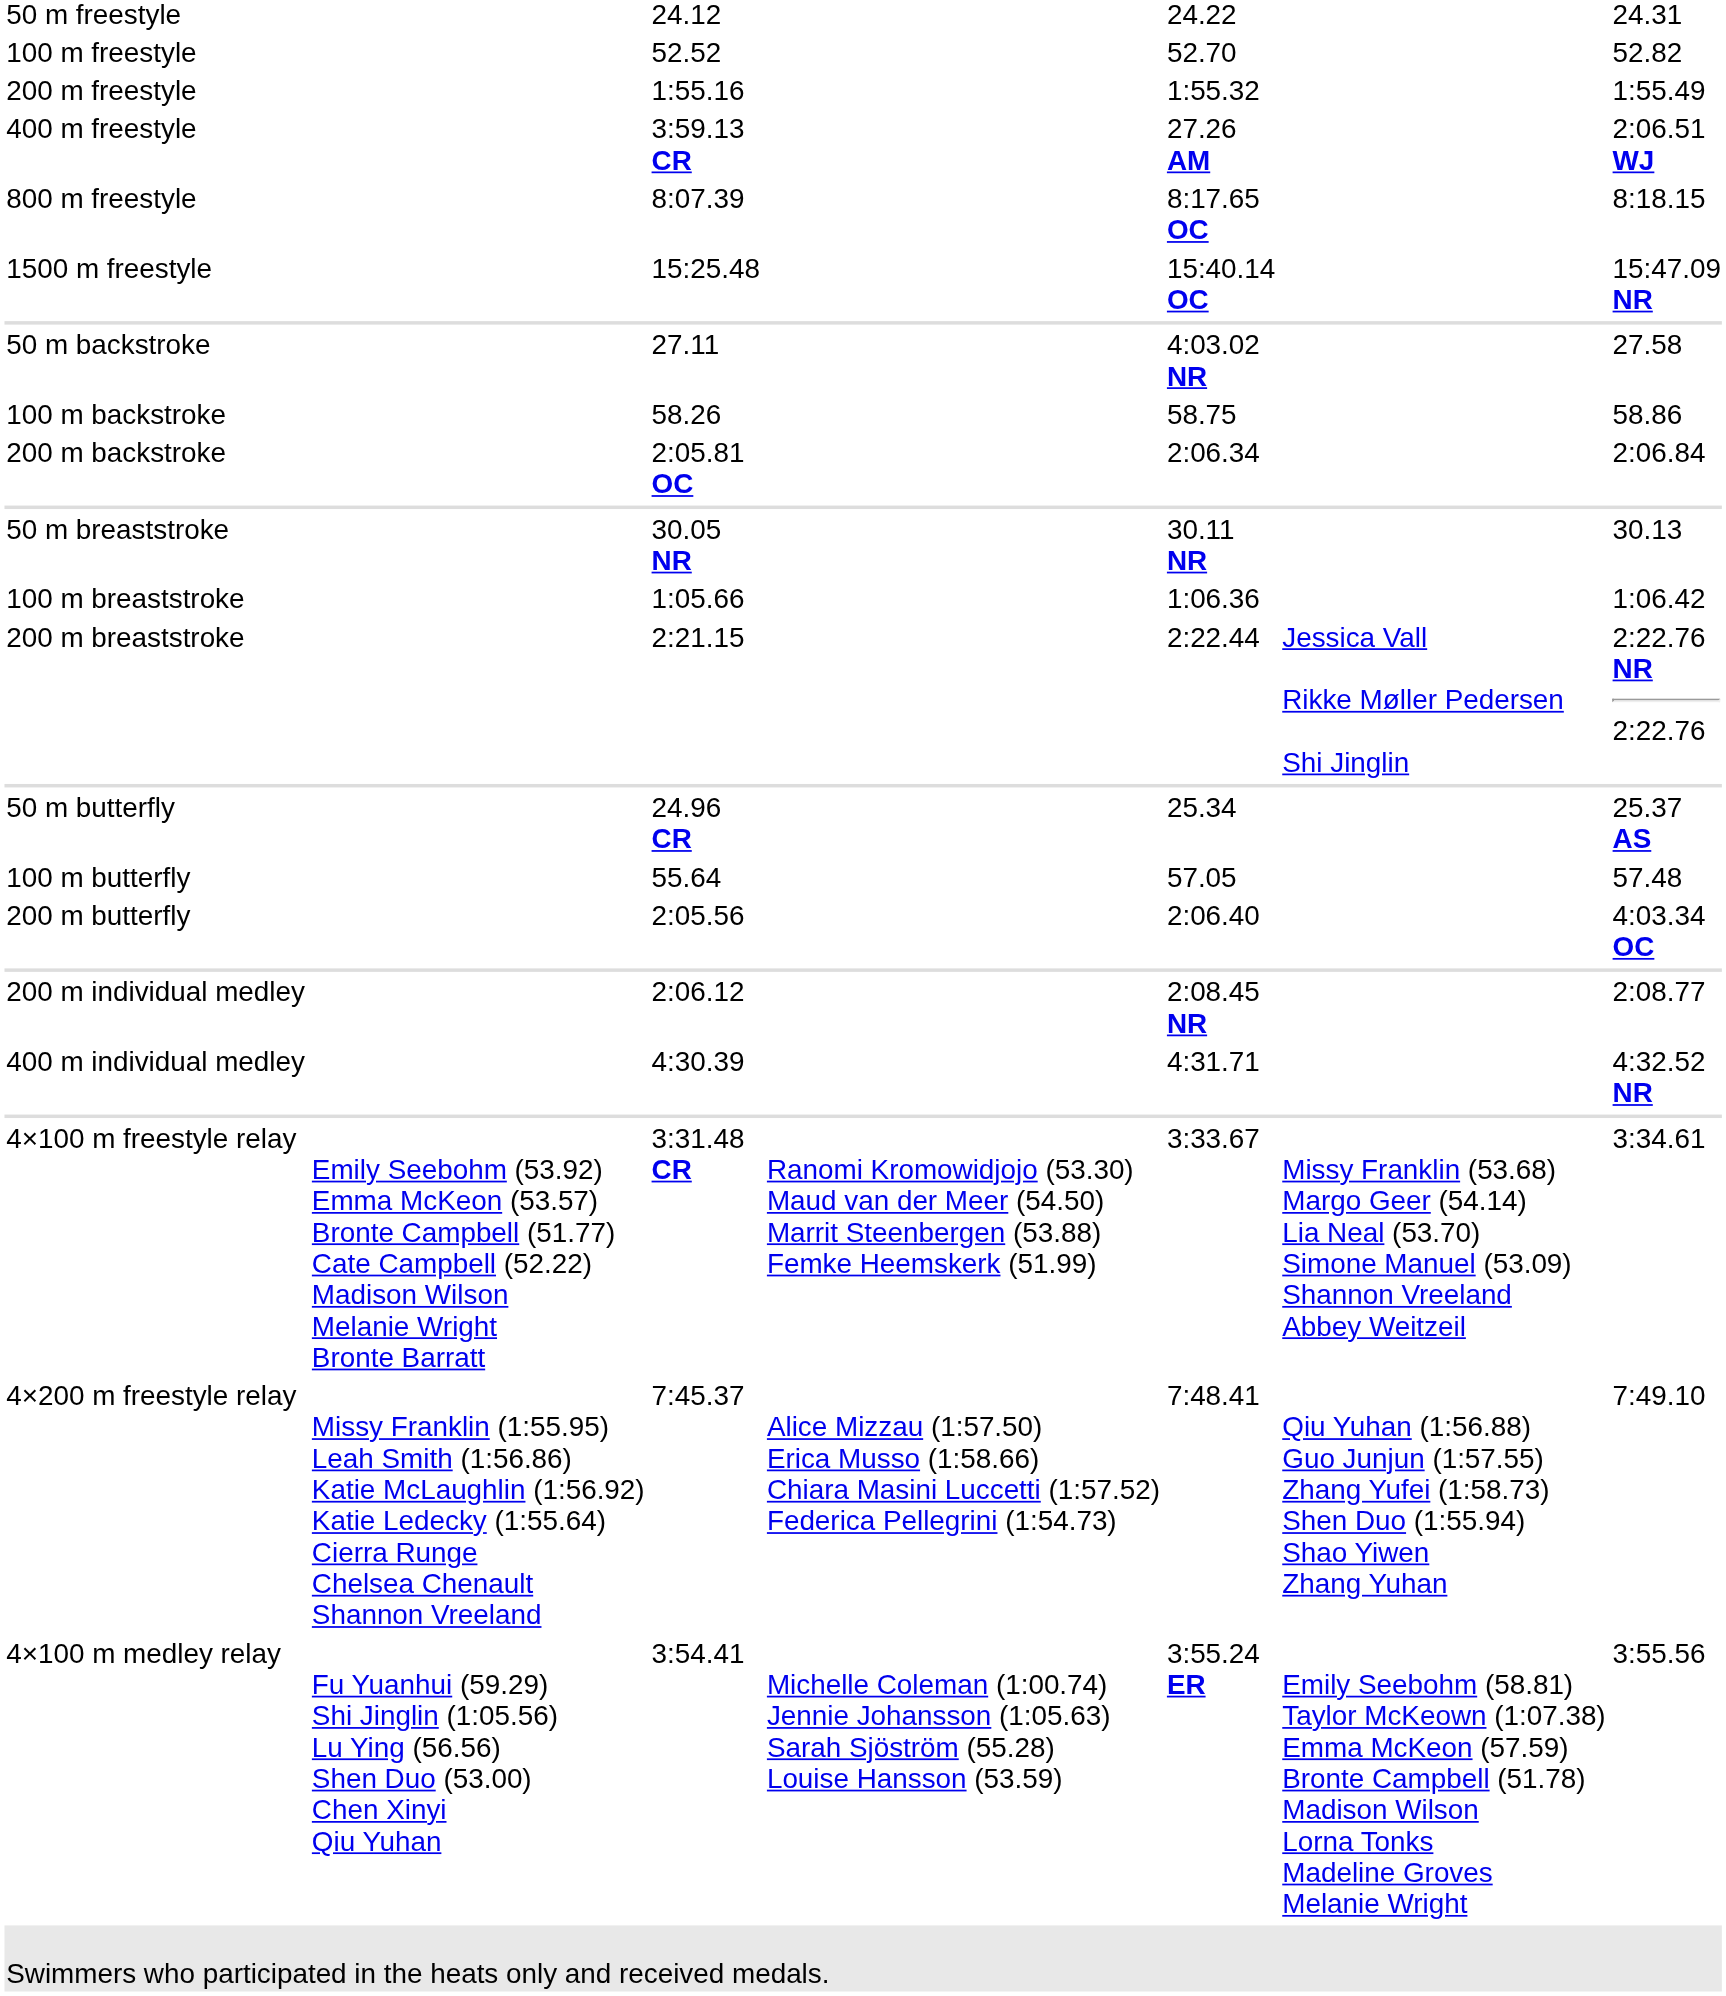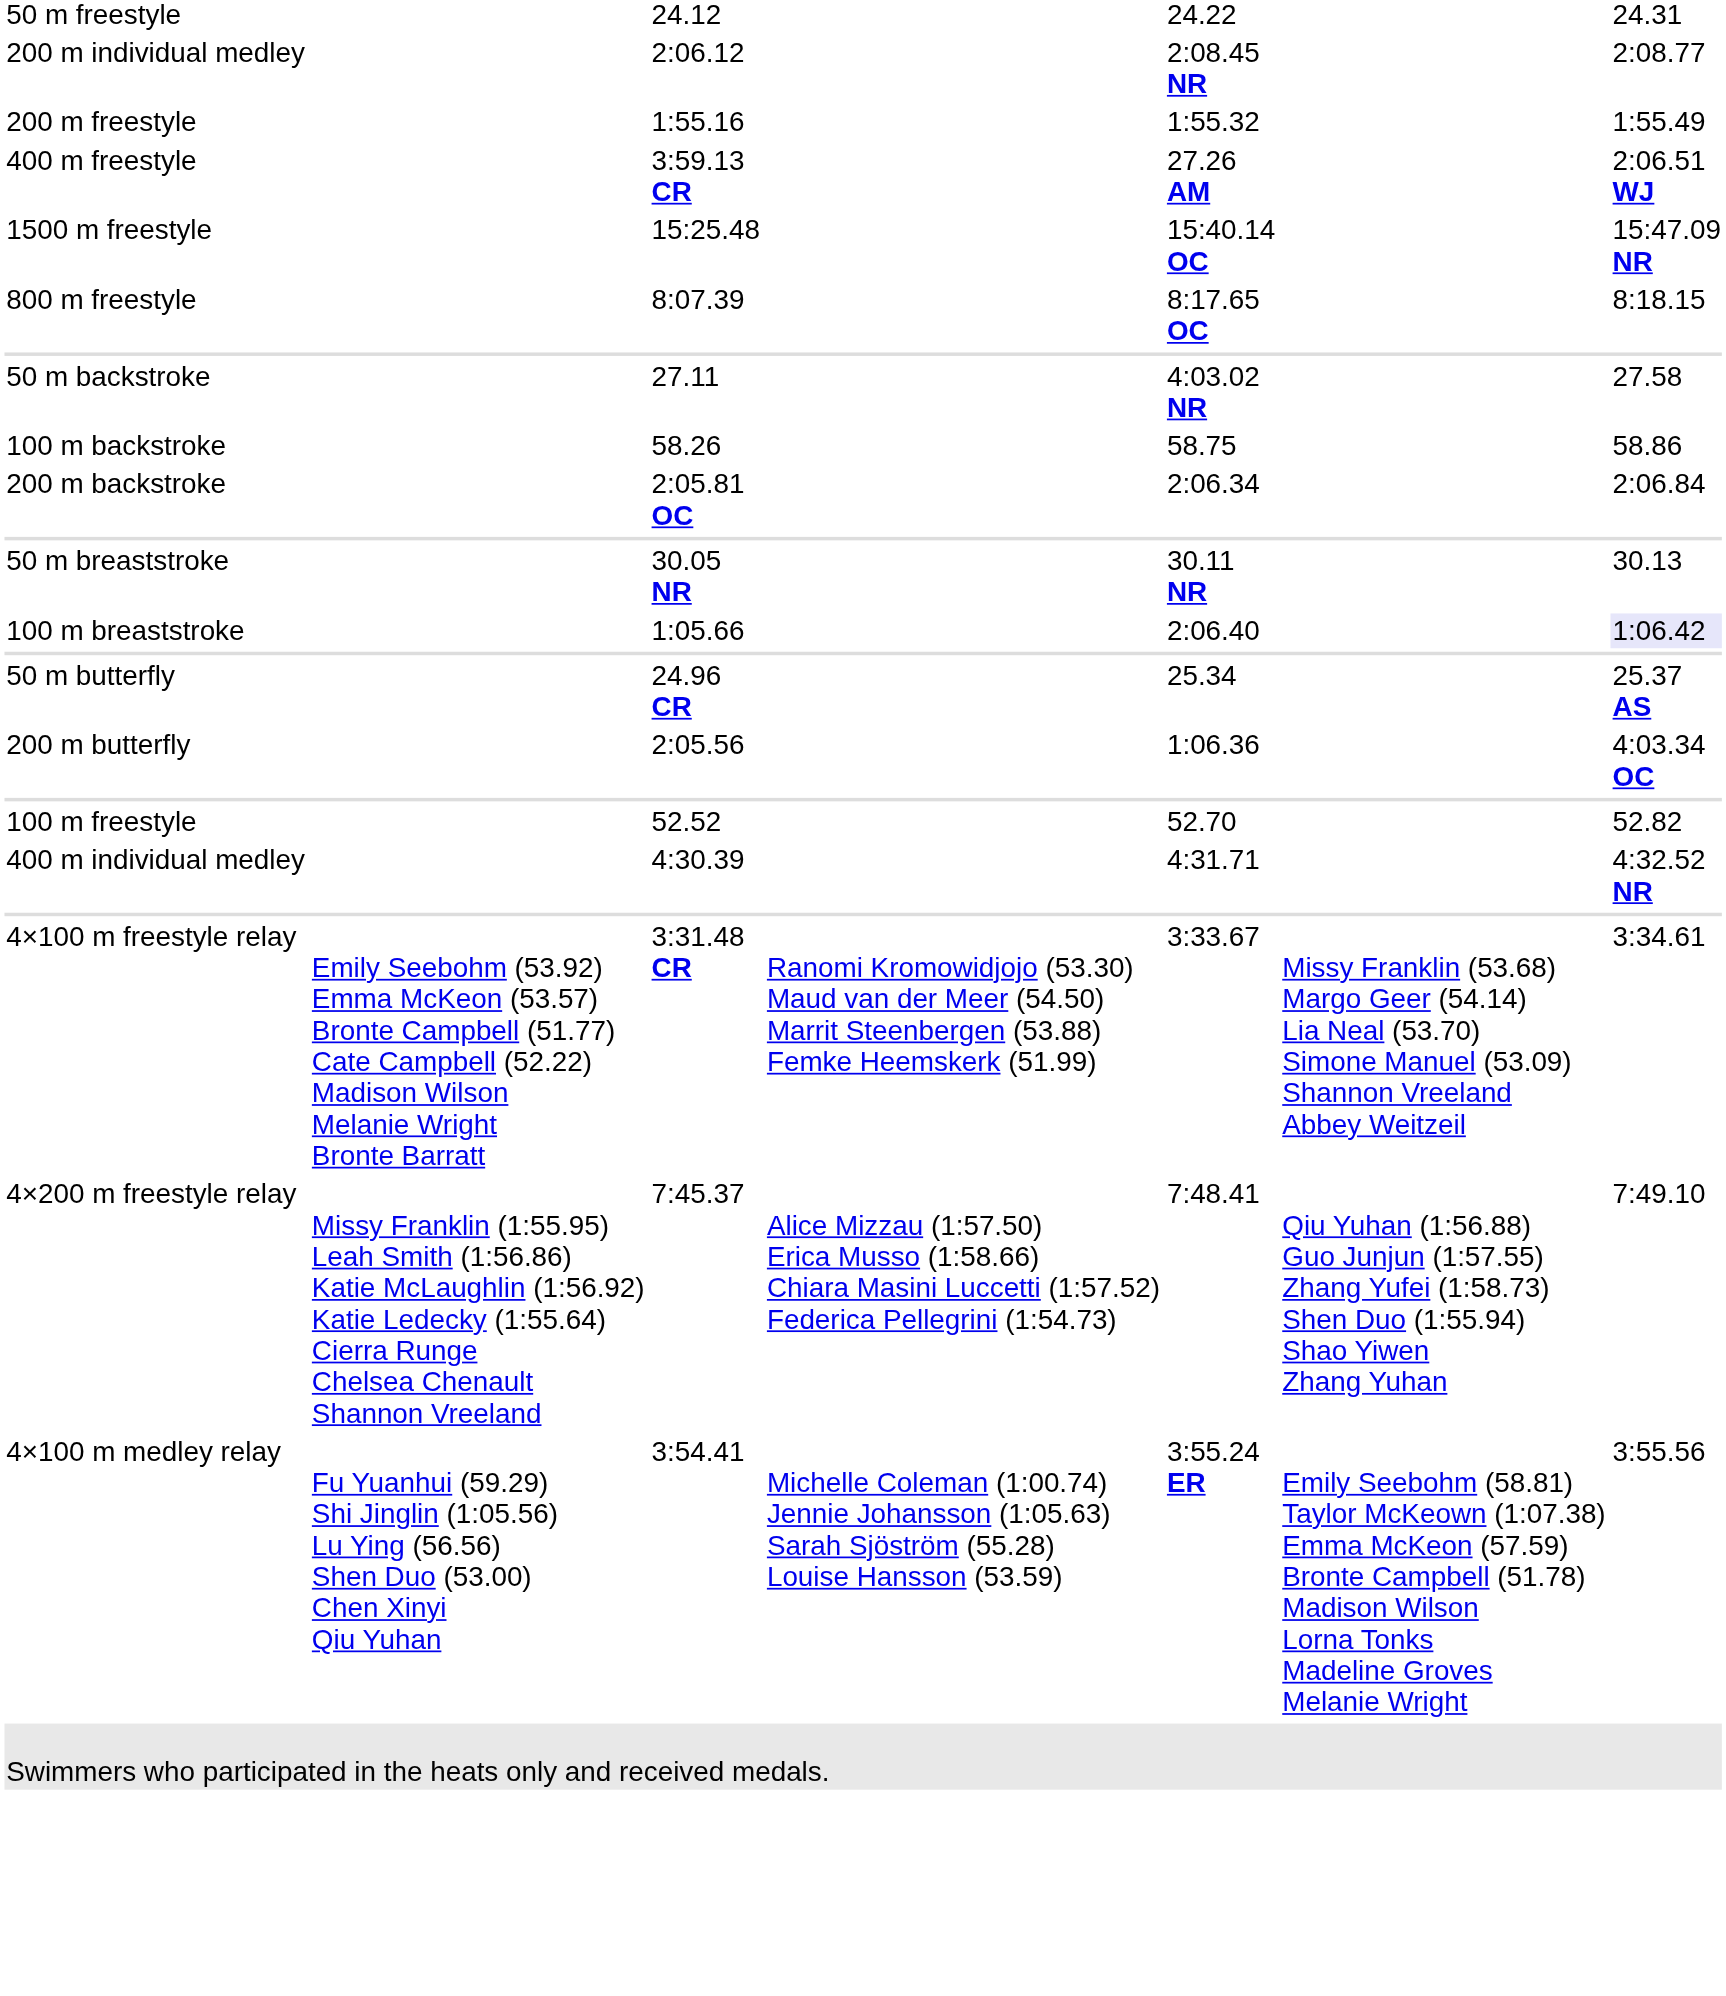rows swapped: (101, 52) <-> (156, 992)
rows swapped: (101, 198) <-> (109, 268)
(1213, 599) 1:06.36 -> (1213, 630) 2:06.40
(1659, 599) no background -> (1659, 630) lavender background
- row: (125, 637)
- row: (98, 877)
(1213, 915) 2:06.40 -> (1213, 745) 1:06.36
